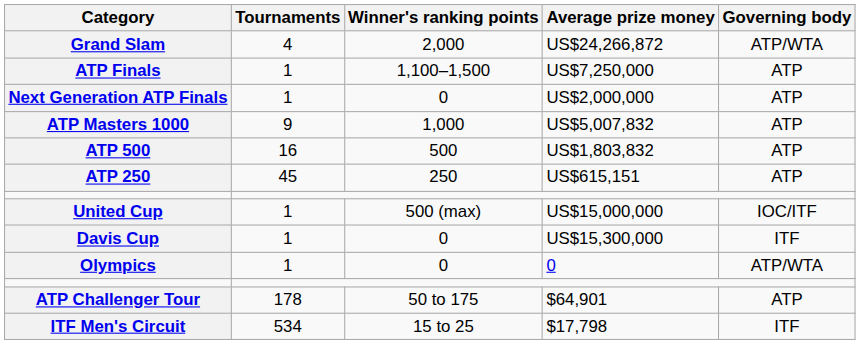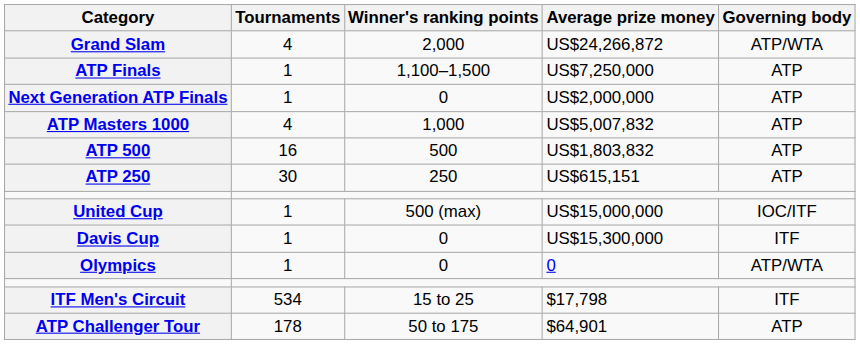(288, 124) 9 -> (288, 124) 4
(288, 177) 45 -> (288, 177) 30
rows swapped: (118, 299) <-> (118, 326)
